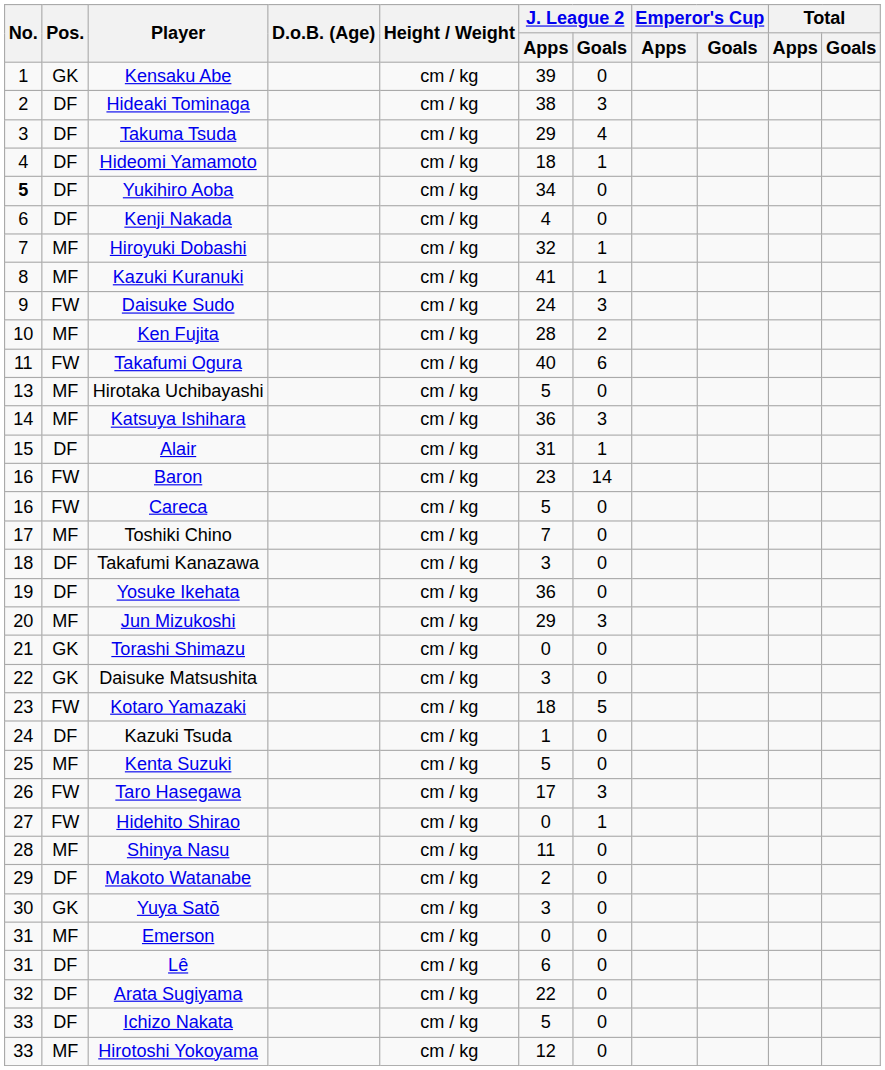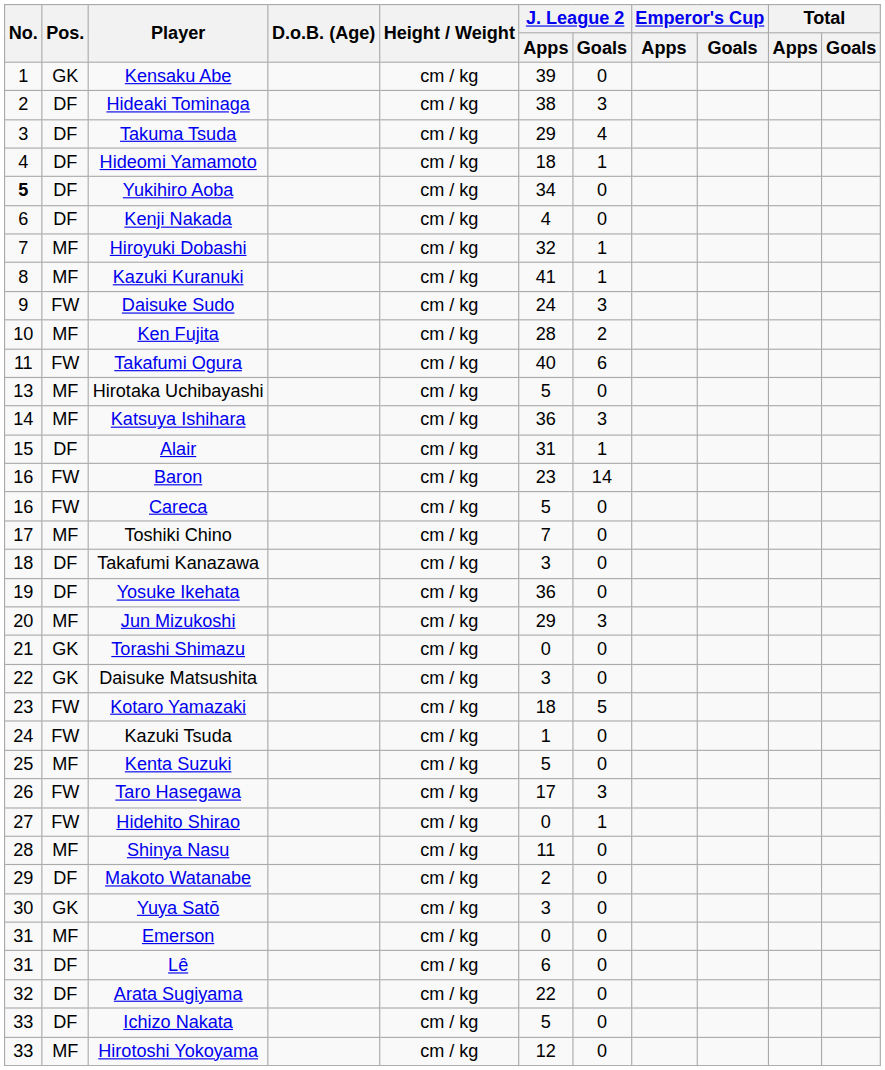(65, 735) DF -> (65, 735) FW
